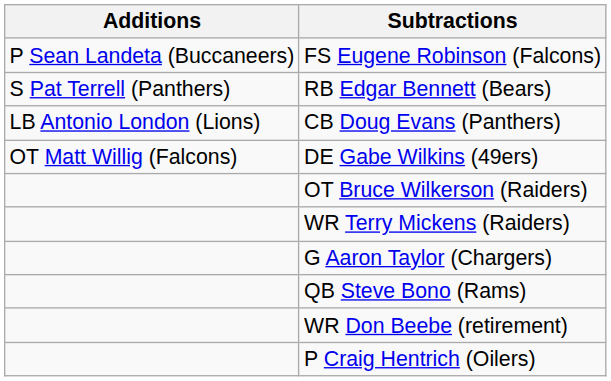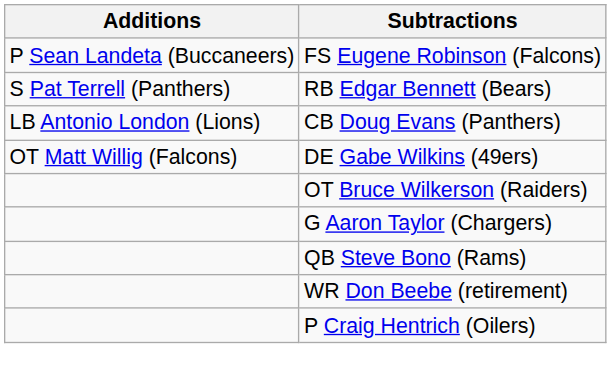- row: (437, 223)
